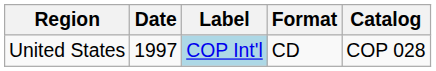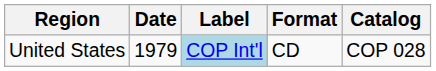(156, 50) 1997 -> (156, 50) 1979
